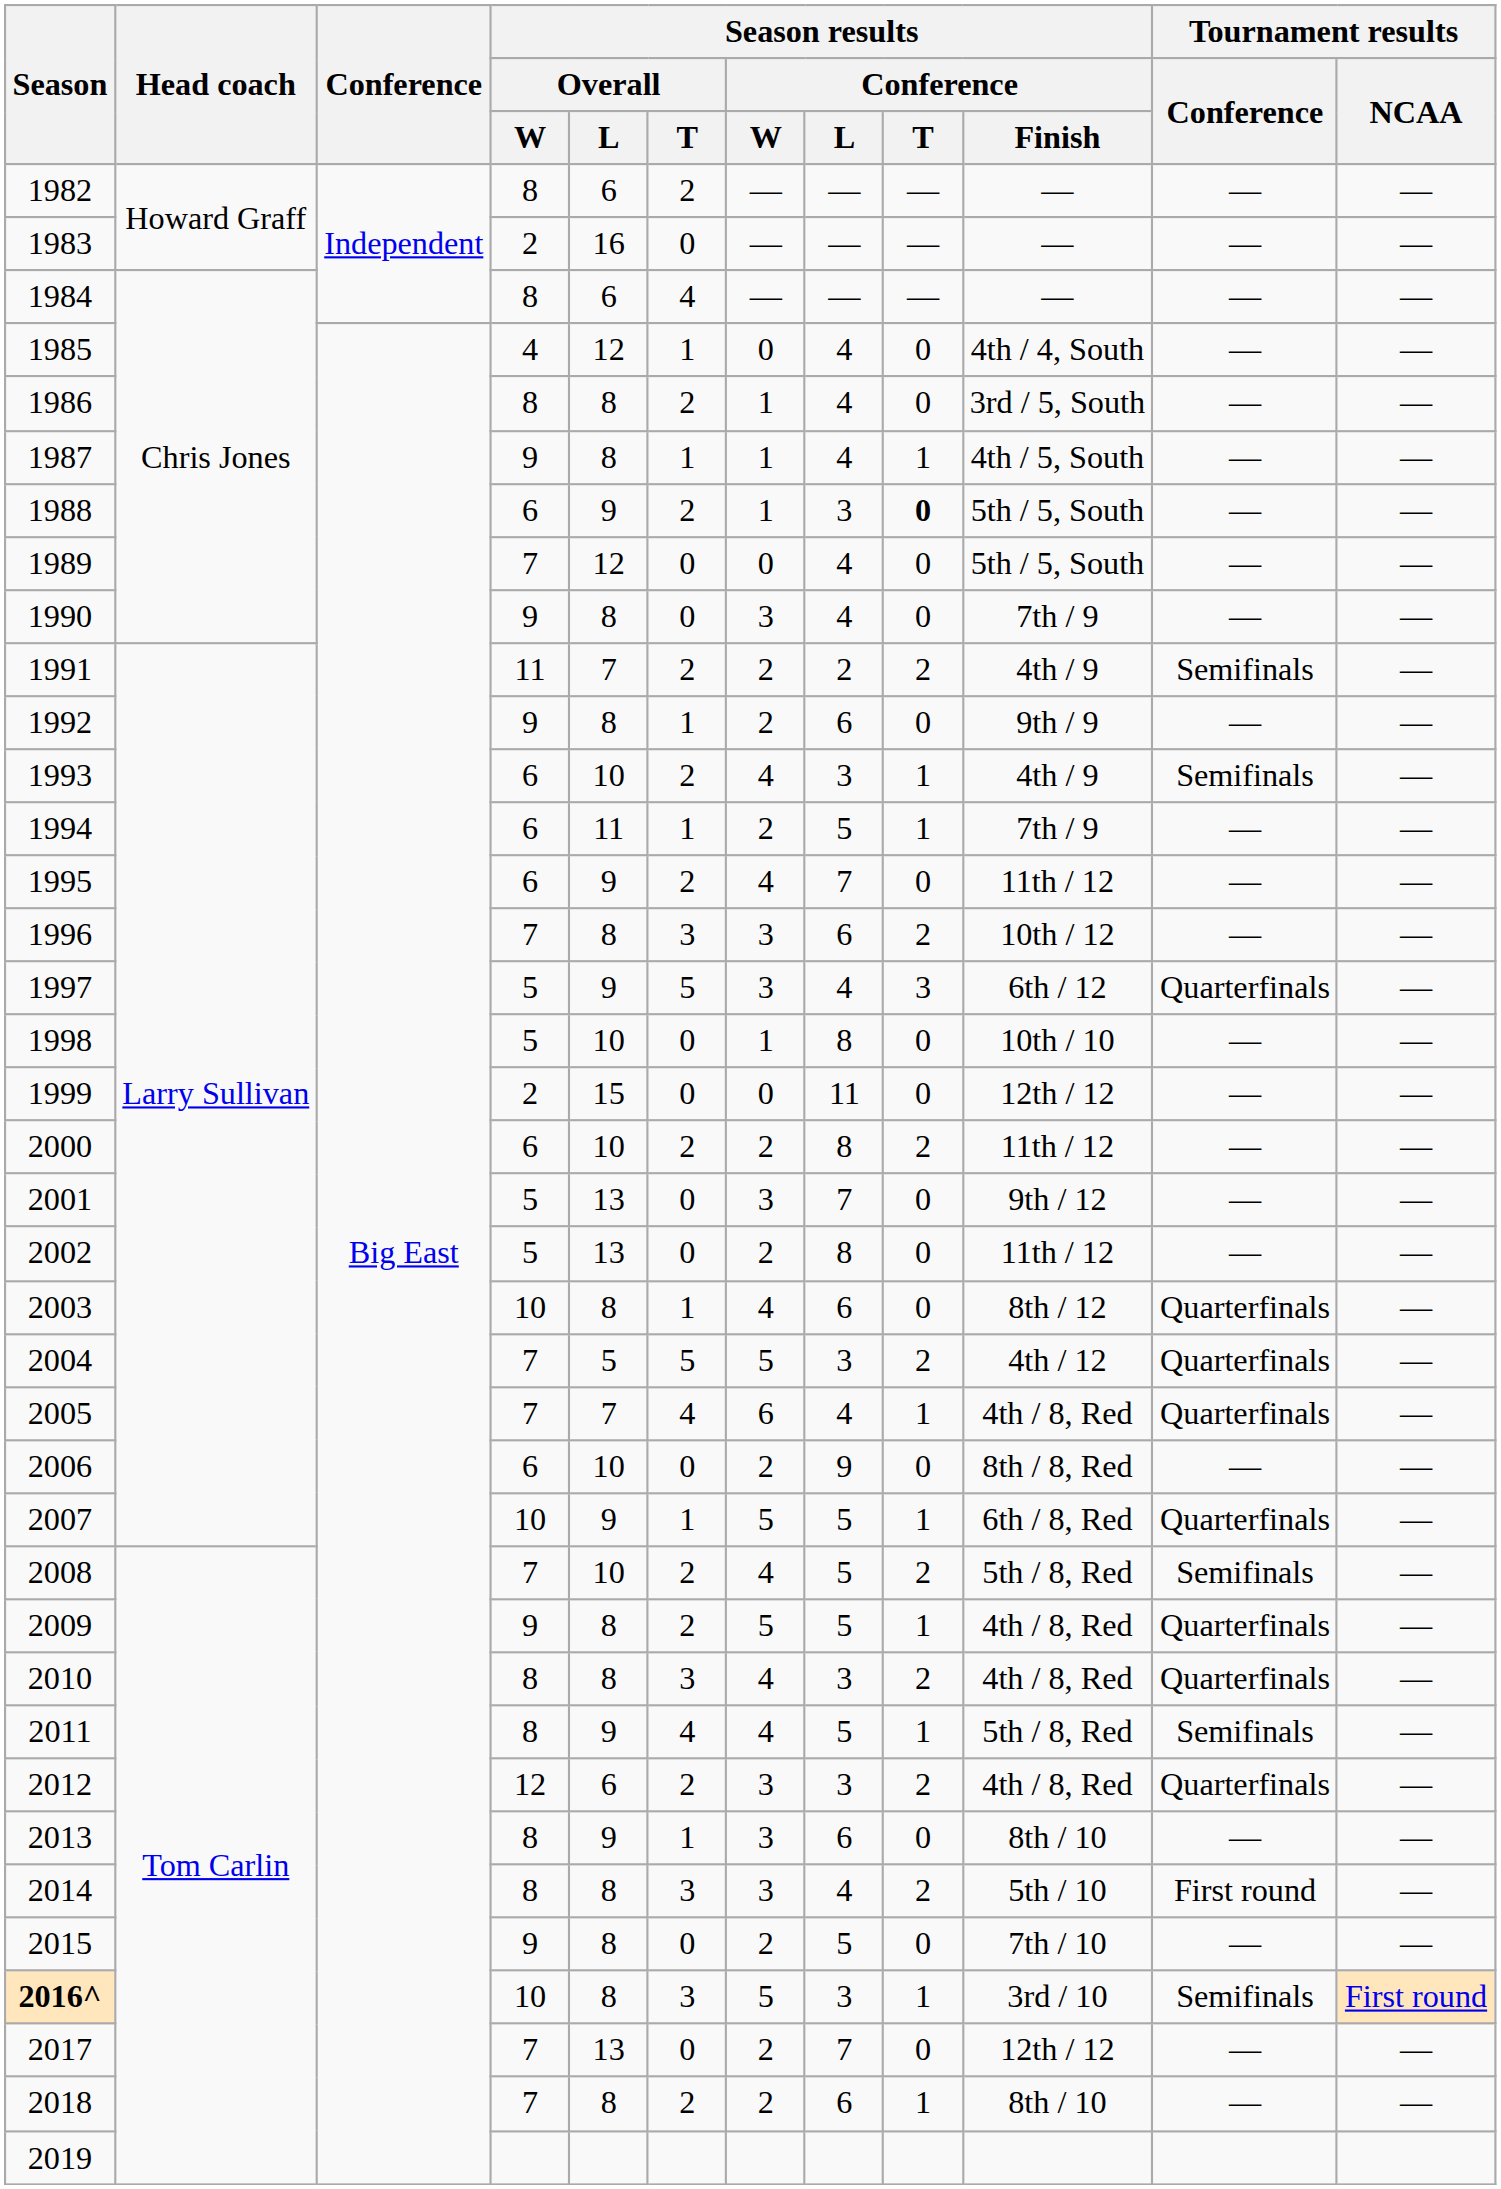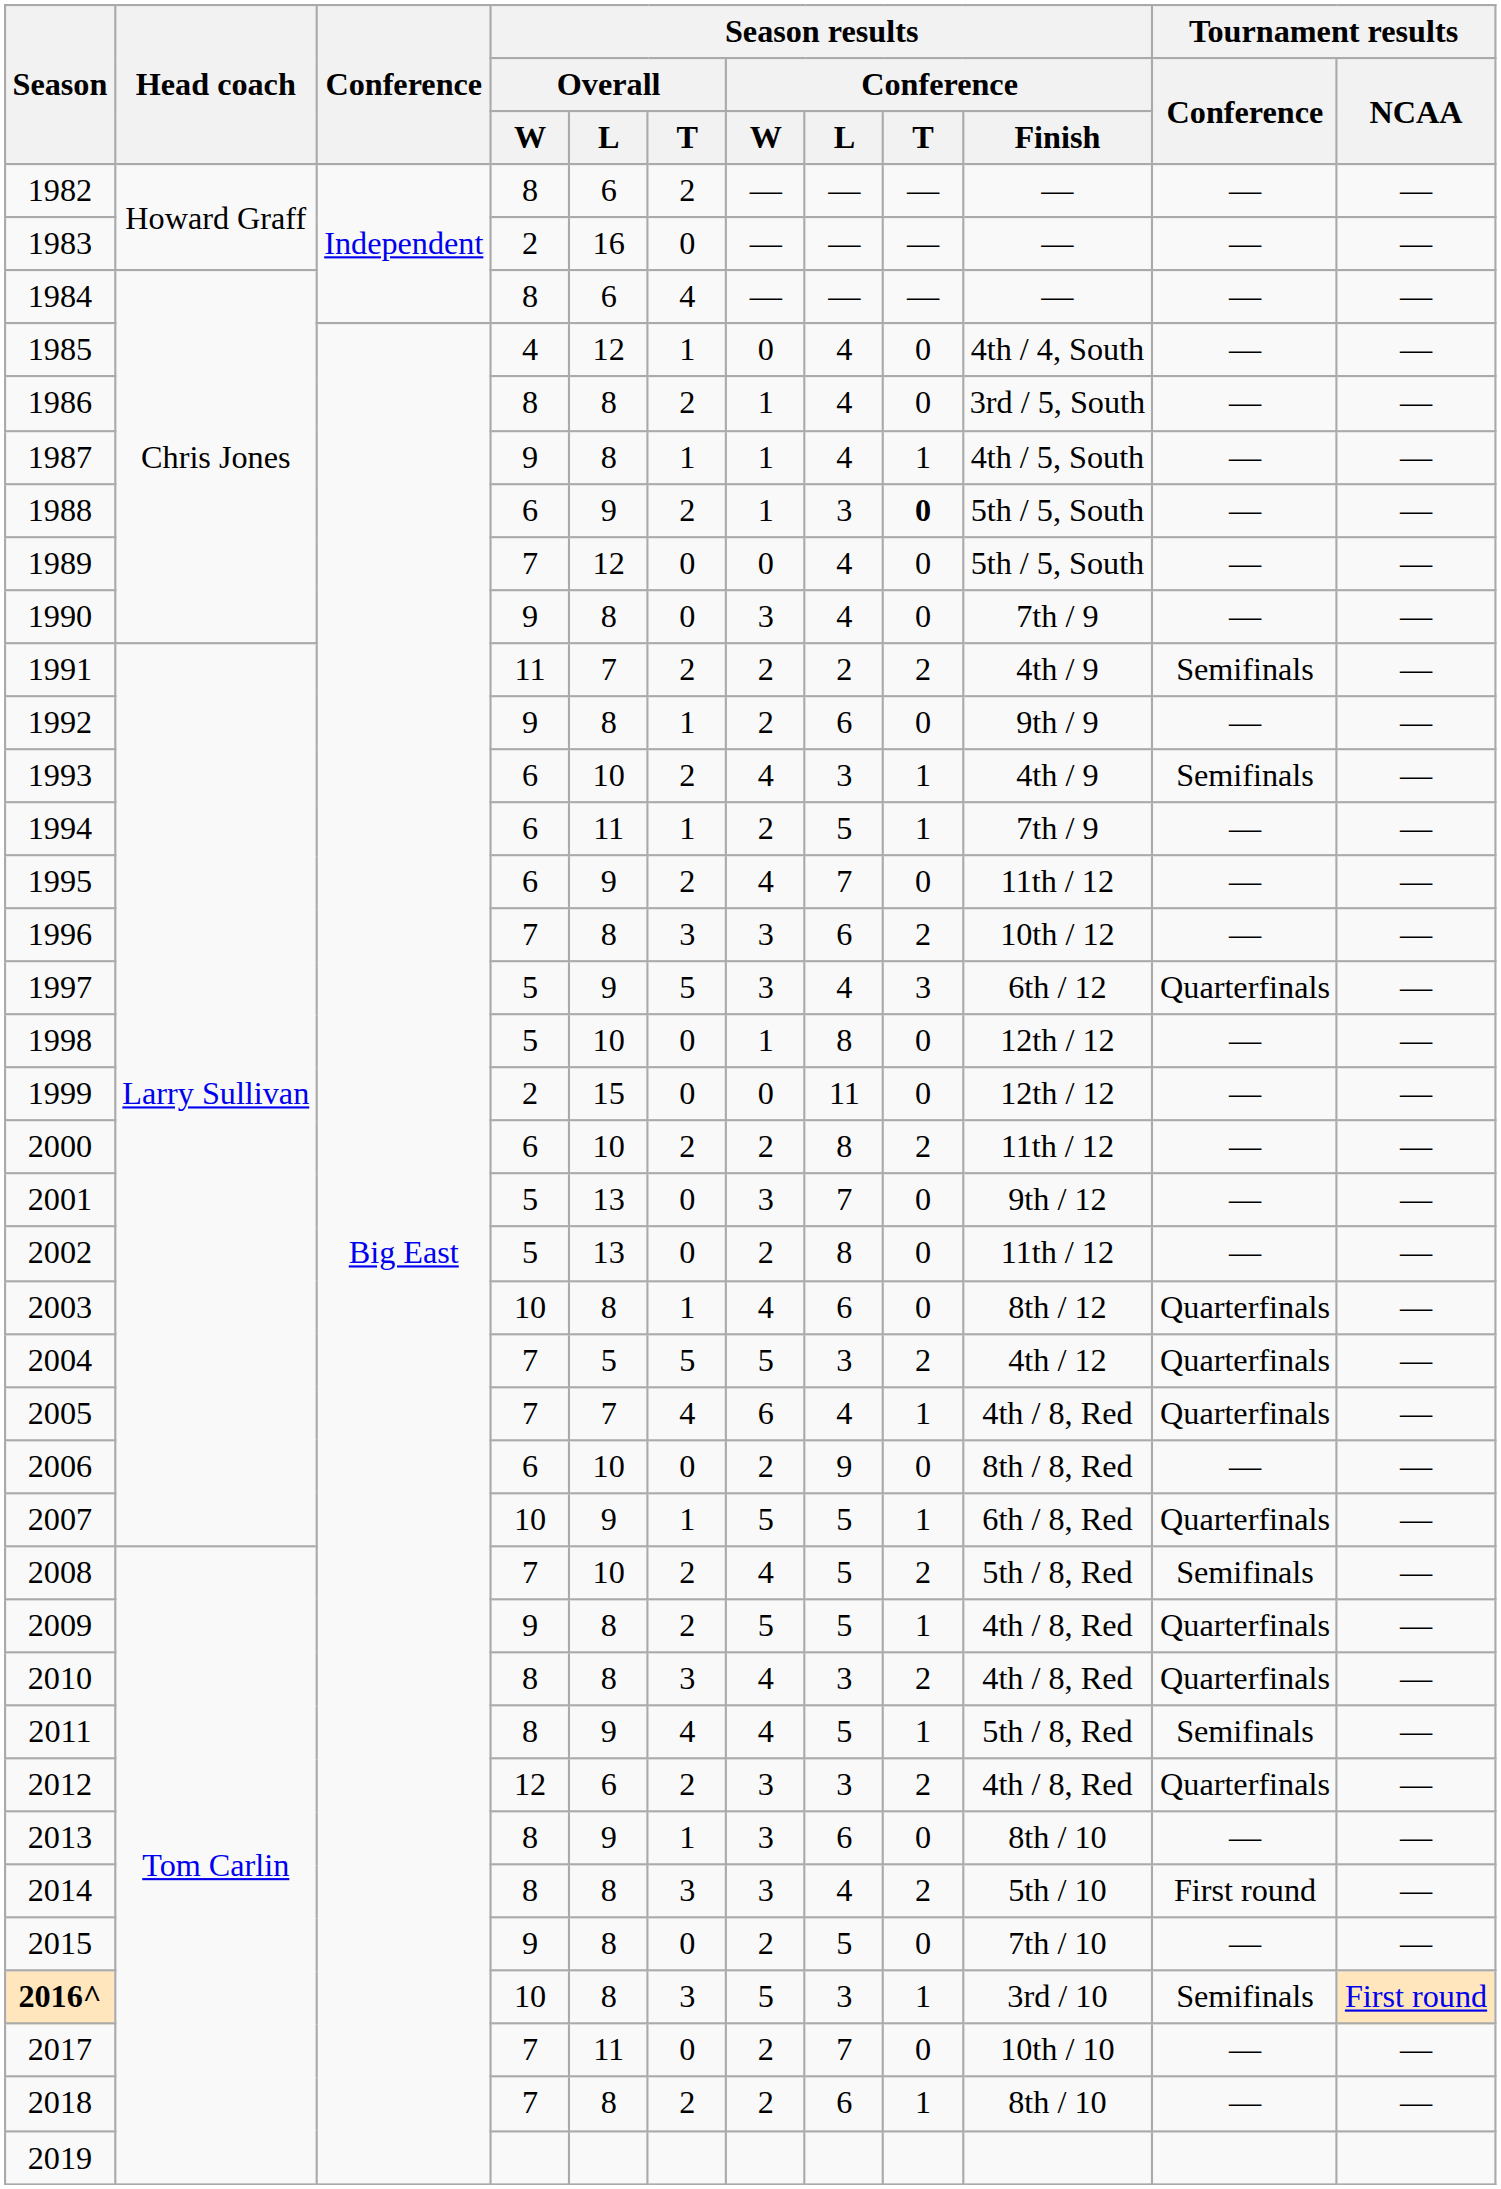(1057, 1040) 10th / 10 -> (1057, 1040) 12th / 12
(609, 2050) 13 -> (609, 2050) 11
(1057, 2050) 12th / 12 -> (1057, 2050) 10th / 10
